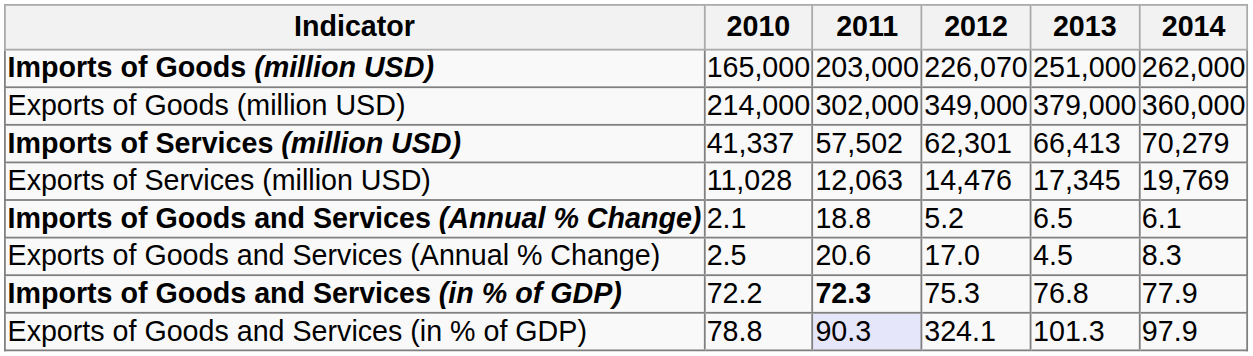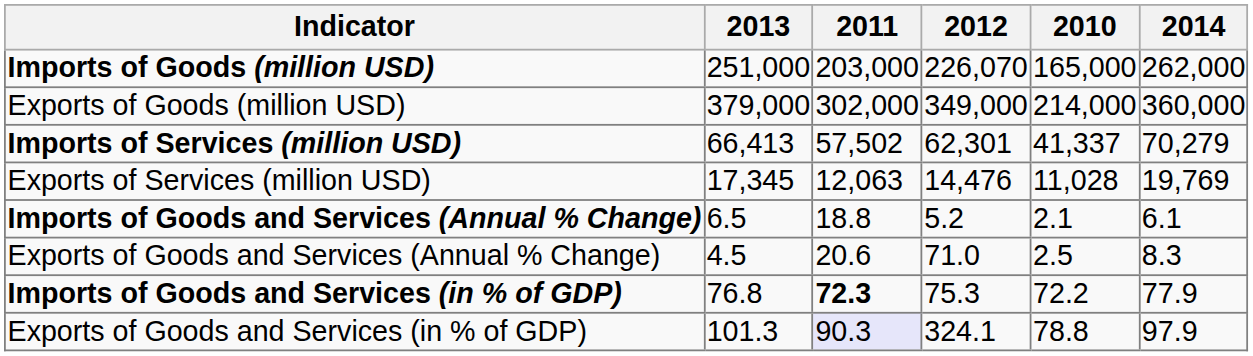columns swapped: (758, 27) <-> (1085, 27)
(952, 256) 17.0 -> (952, 256) 71.0
